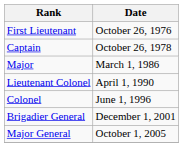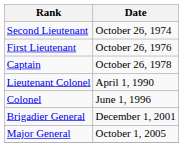+ row: (47, 30)
- row: (20, 64)
